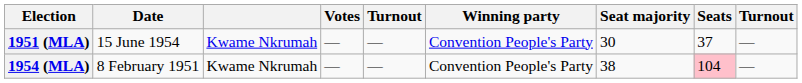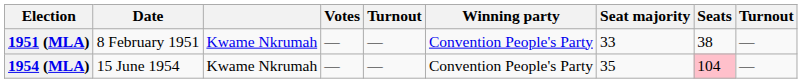(138, 41) 15 June 1954 -> (148, 41) 8 February 1951
(608, 41) 30 -> (608, 41) 33
(705, 41) 37 -> (705, 41) 38
(148, 66) 8 February 1951 -> (138, 66) 15 June 1954
(608, 66) 38 -> (608, 66) 35
